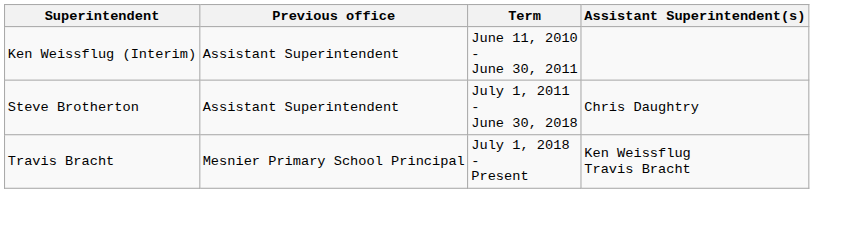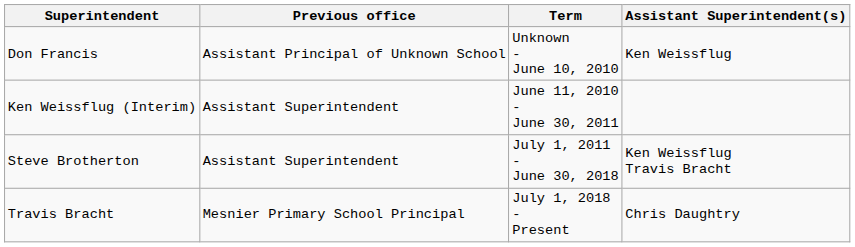+ row: (53, 54)
(642, 107) Chris Daughtry -> (679, 161) Ken Weissflug Travis Bracht
(638, 161) Ken Weissflug Travis Bracht -> (683, 215) Chris Daughtry
